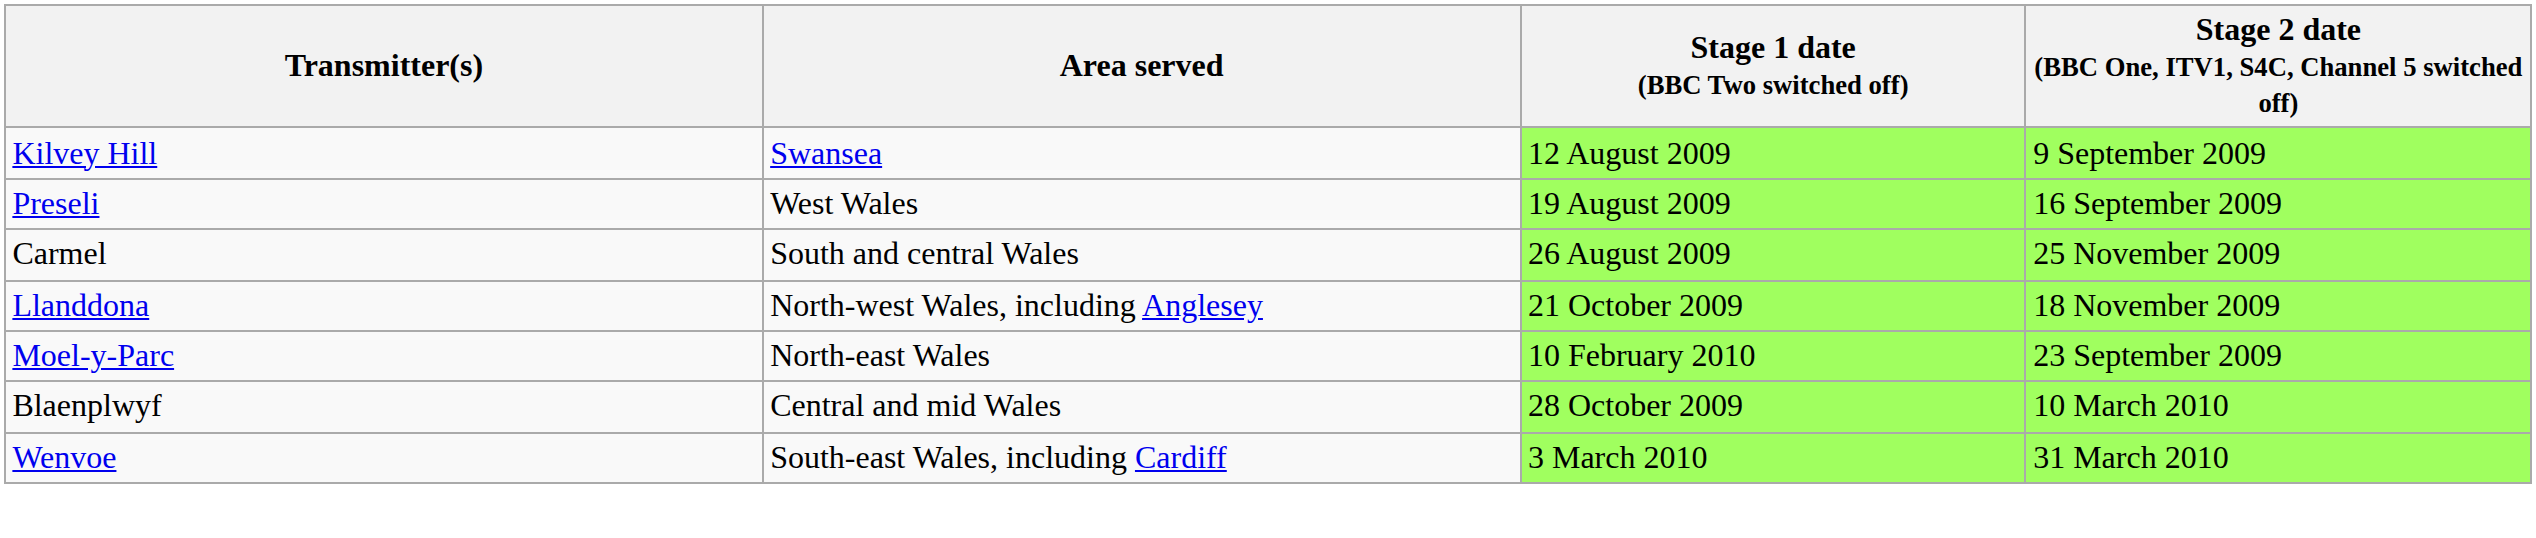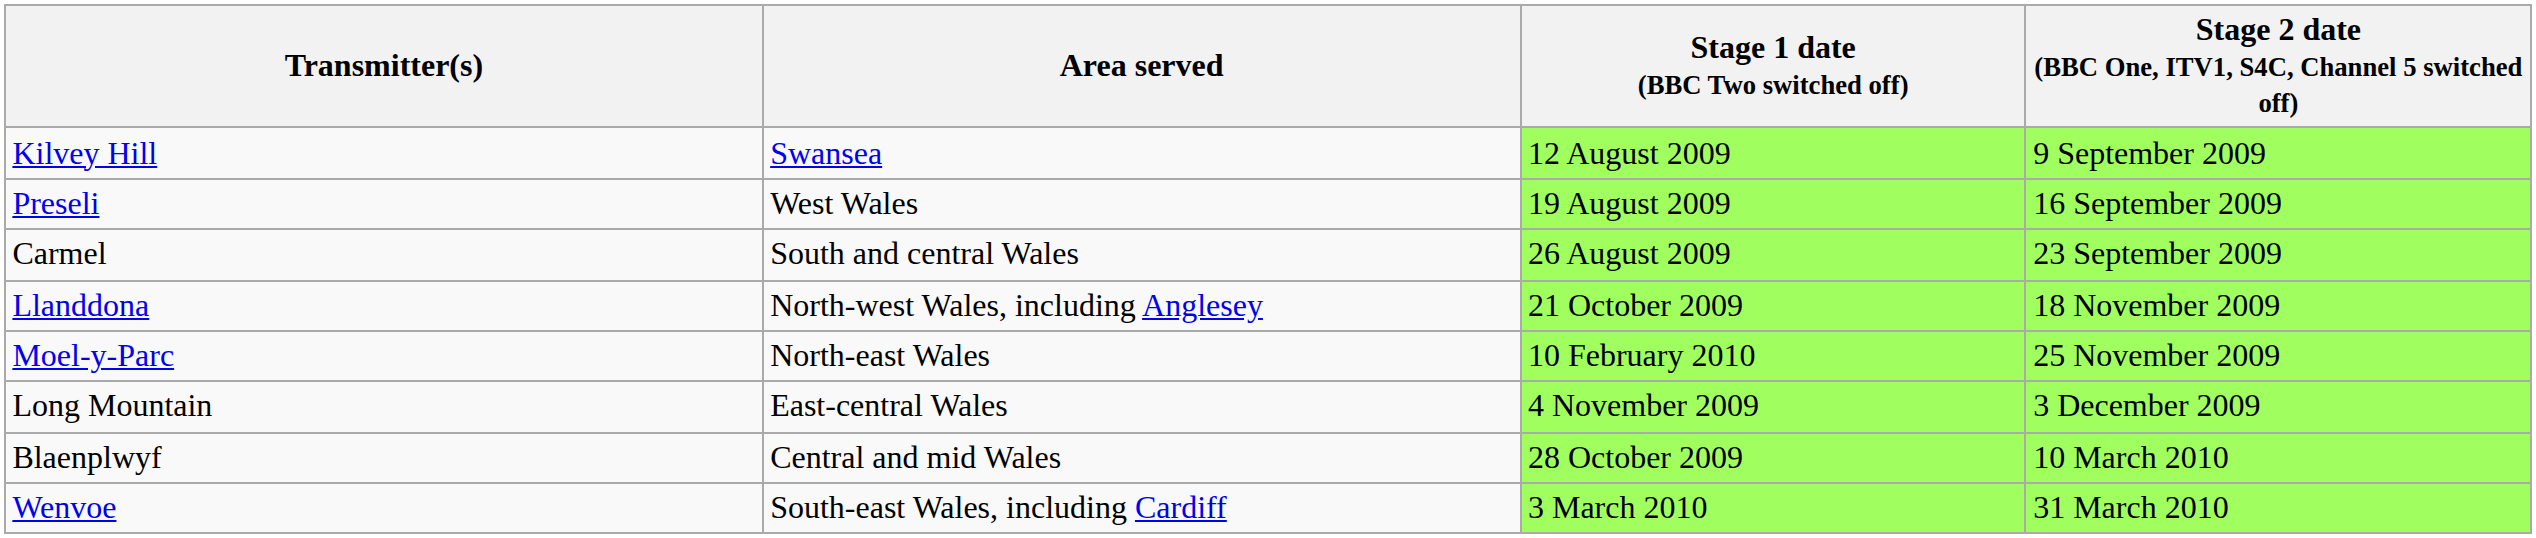(2157, 254) 25 November 2009 -> (2158, 254) 23 September 2009
(2158, 355) 23 September 2009 -> (2157, 355) 25 November 2009
+ row: (112, 406)
